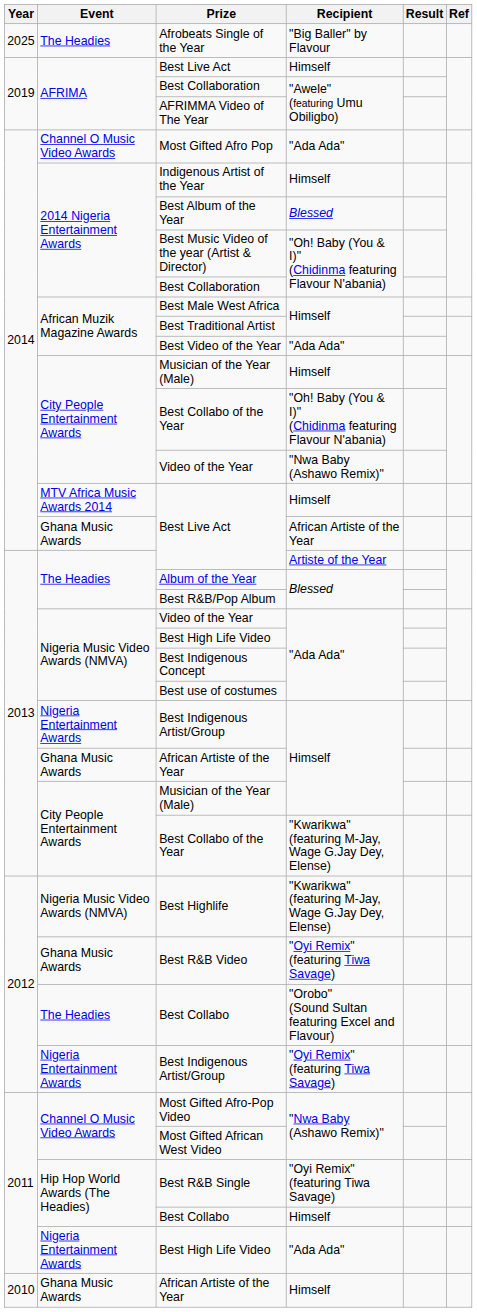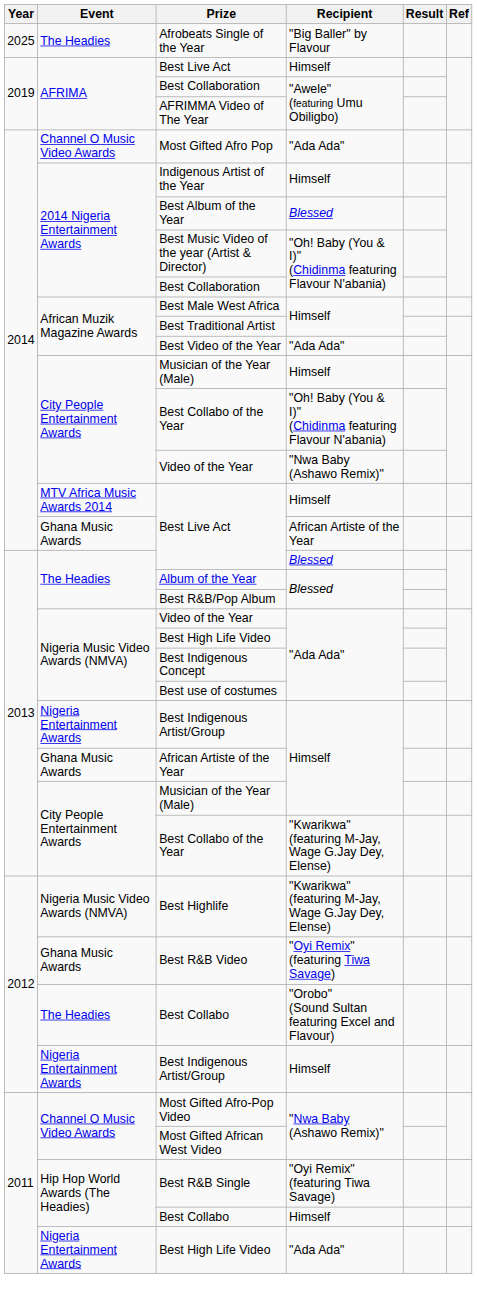(338, 560) Artiste of the Year -> (311, 560) Blessed
(330, 1069) "Oyi Remix" (featuring Tiwa Savage) -> (310, 1069) Himself
- row: (21, 1290)
